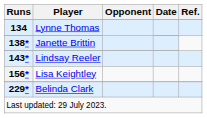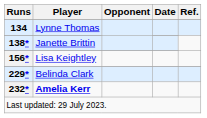- row: (68, 58)
+ row: (63, 89)
